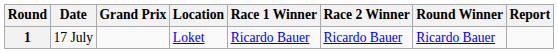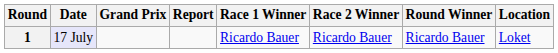columns swapped: (199, 15) <-> (530, 15)
(73, 37) no background -> (73, 37) lavender background
